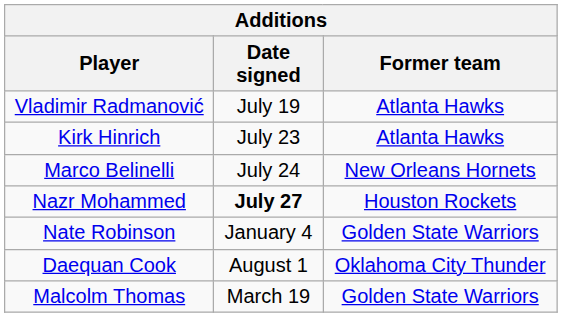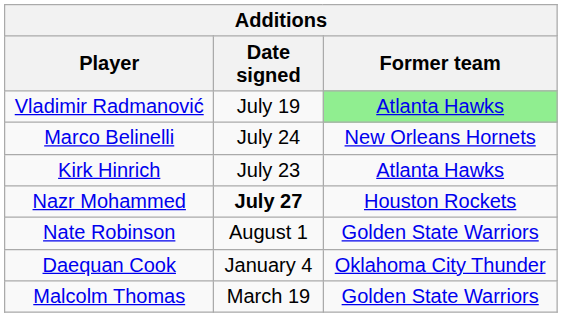(440, 106) no background -> (440, 106) lightgreen background
rows swapped: (109, 138) <-> (109, 169)
(268, 233) January 4 -> (268, 233) August 1
(268, 264) August 1 -> (268, 264) January 4
